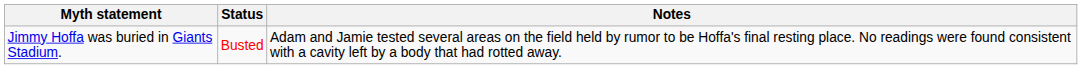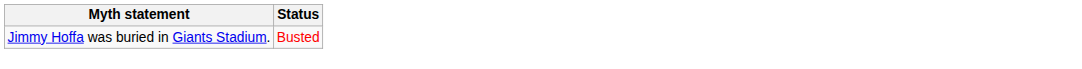- column: (672, 15)
